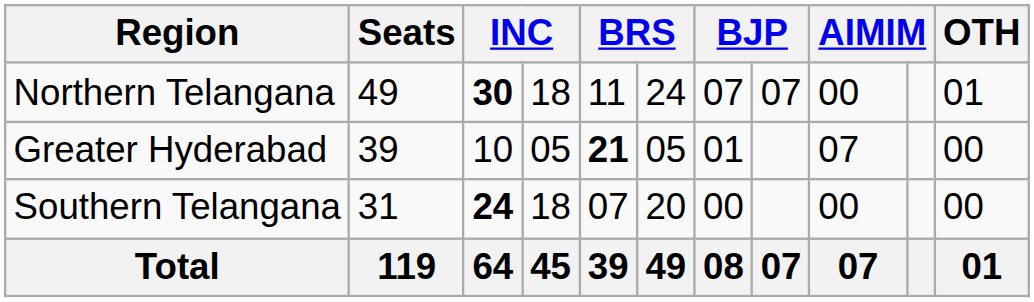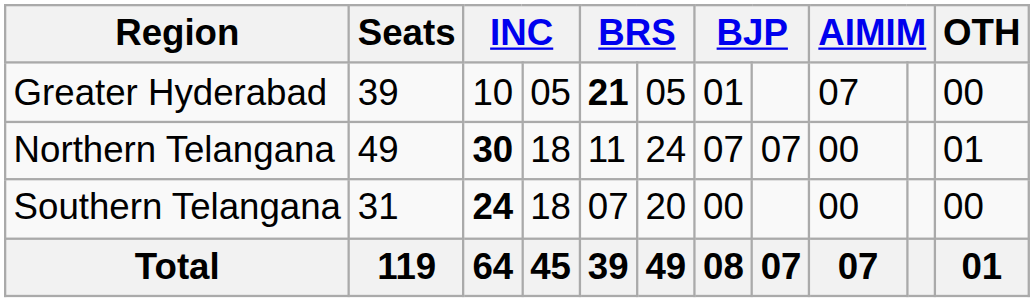rows swapped: (174, 91) <-> (170, 149)
